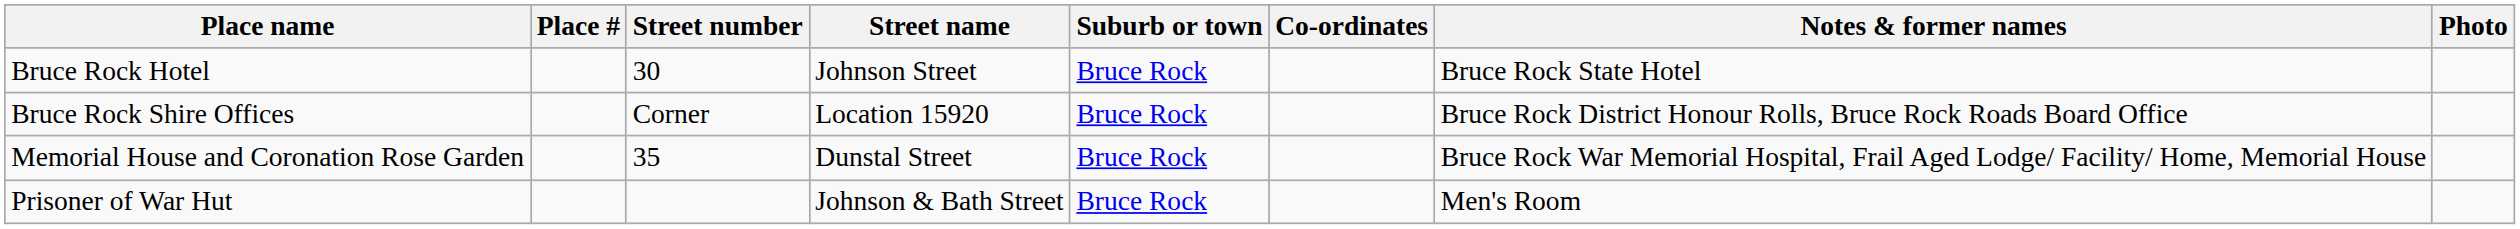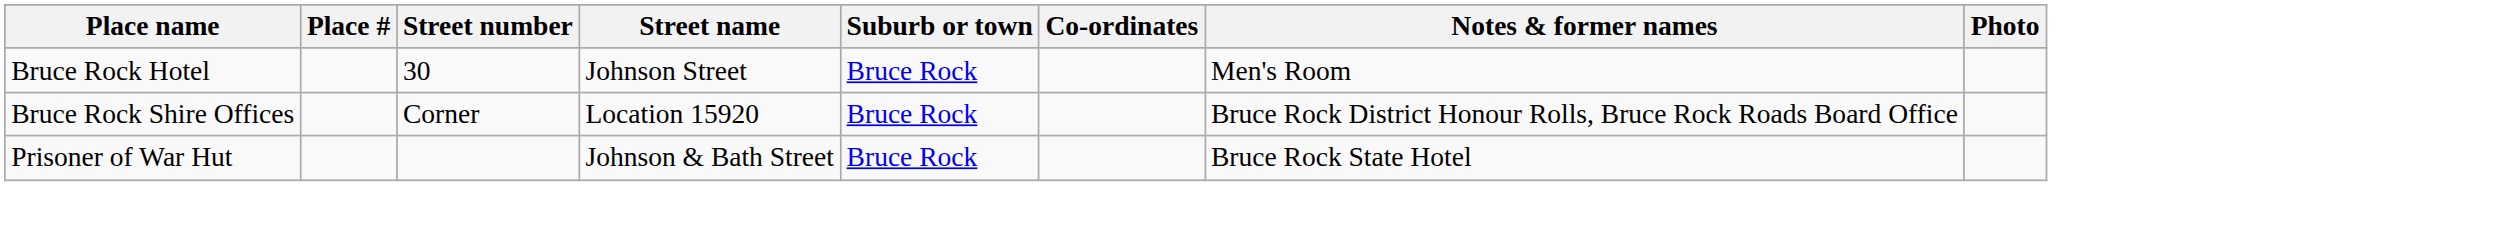(1571, 69) Bruce Rock State Hotel -> (1281, 69) Men's Room
- row: (268, 157)
(1511, 200) Men's Room -> (1341, 157) Bruce Rock State Hotel
